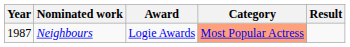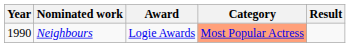(19, 33) 1987 -> (19, 33) 1990
